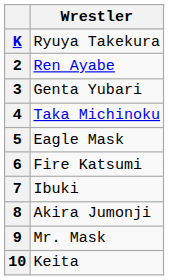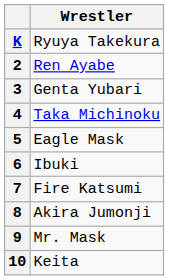(88, 164) Fire Katsumi -> (56, 164) Ibuki
(56, 189) Ibuki -> (88, 189) Fire Katsumi
